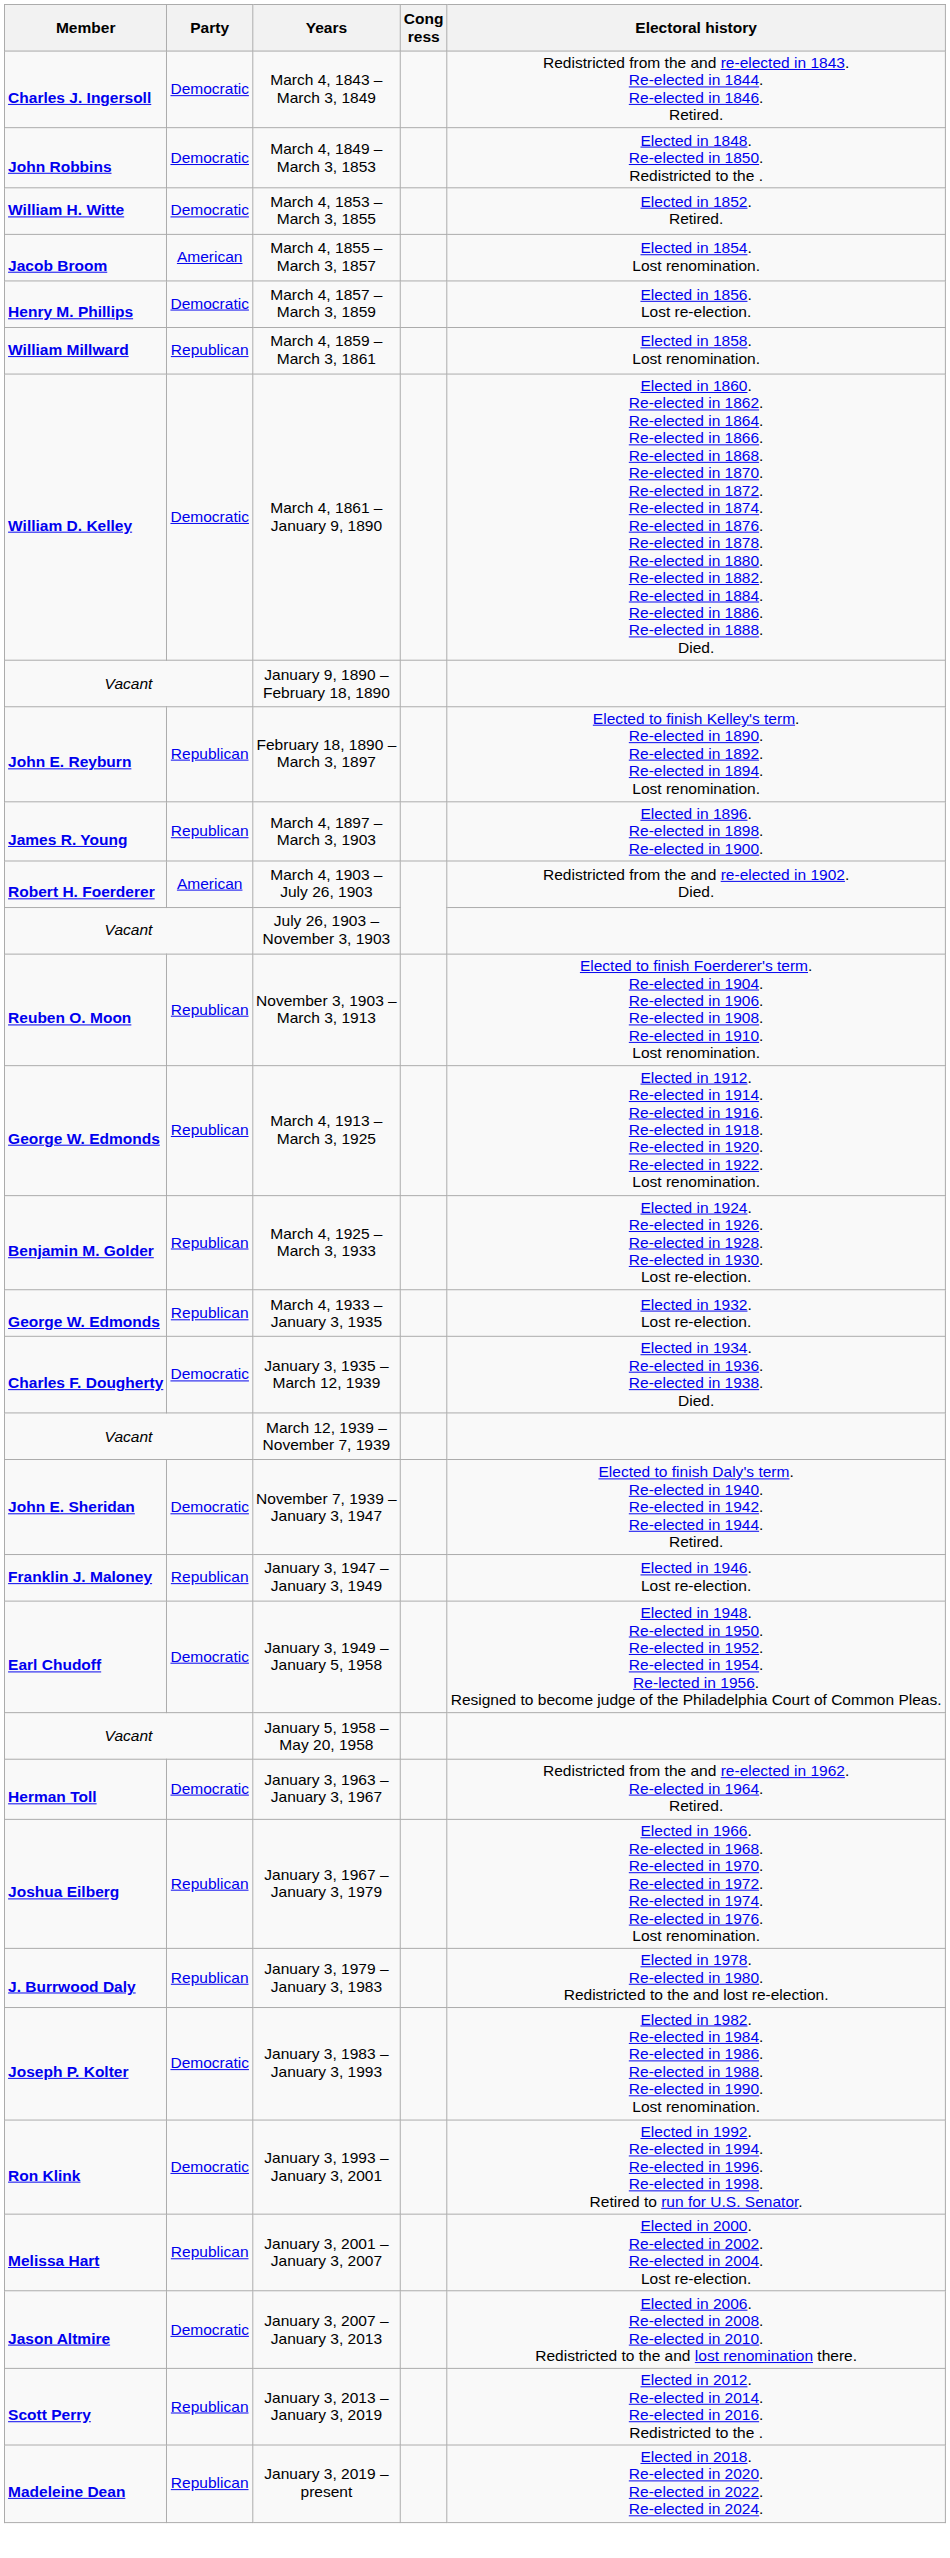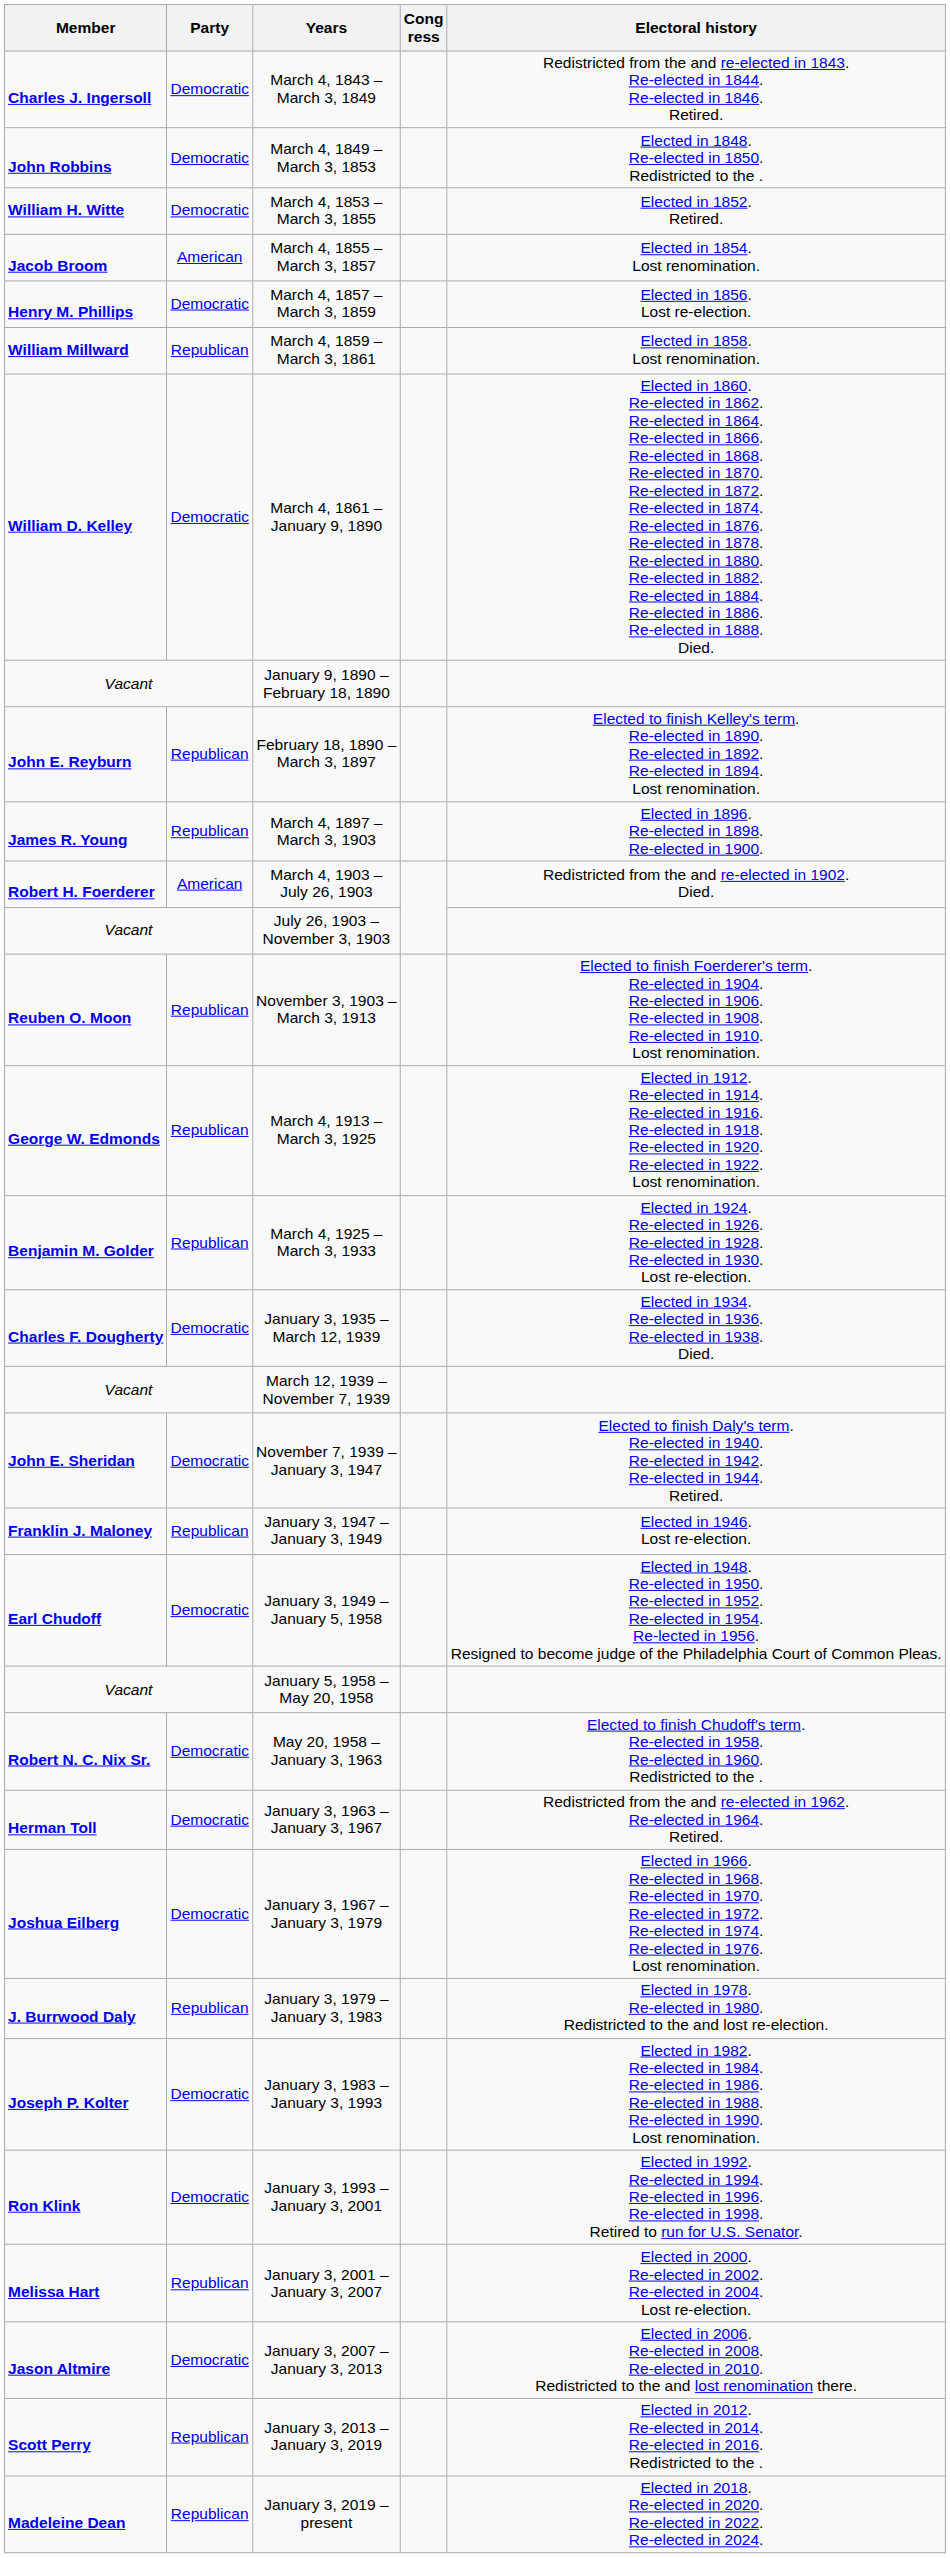- row: (326, 1313)
+ row: (326, 1751)
(210, 1883) Republican -> (210, 1914) Democratic
